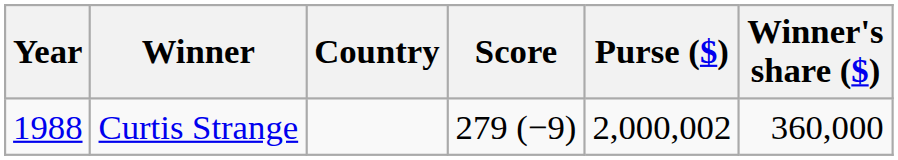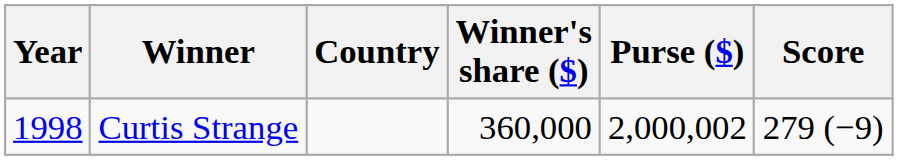columns swapped: (516, 51) <-> (815, 51)
(48, 126) 1988 -> (48, 126) 1998
